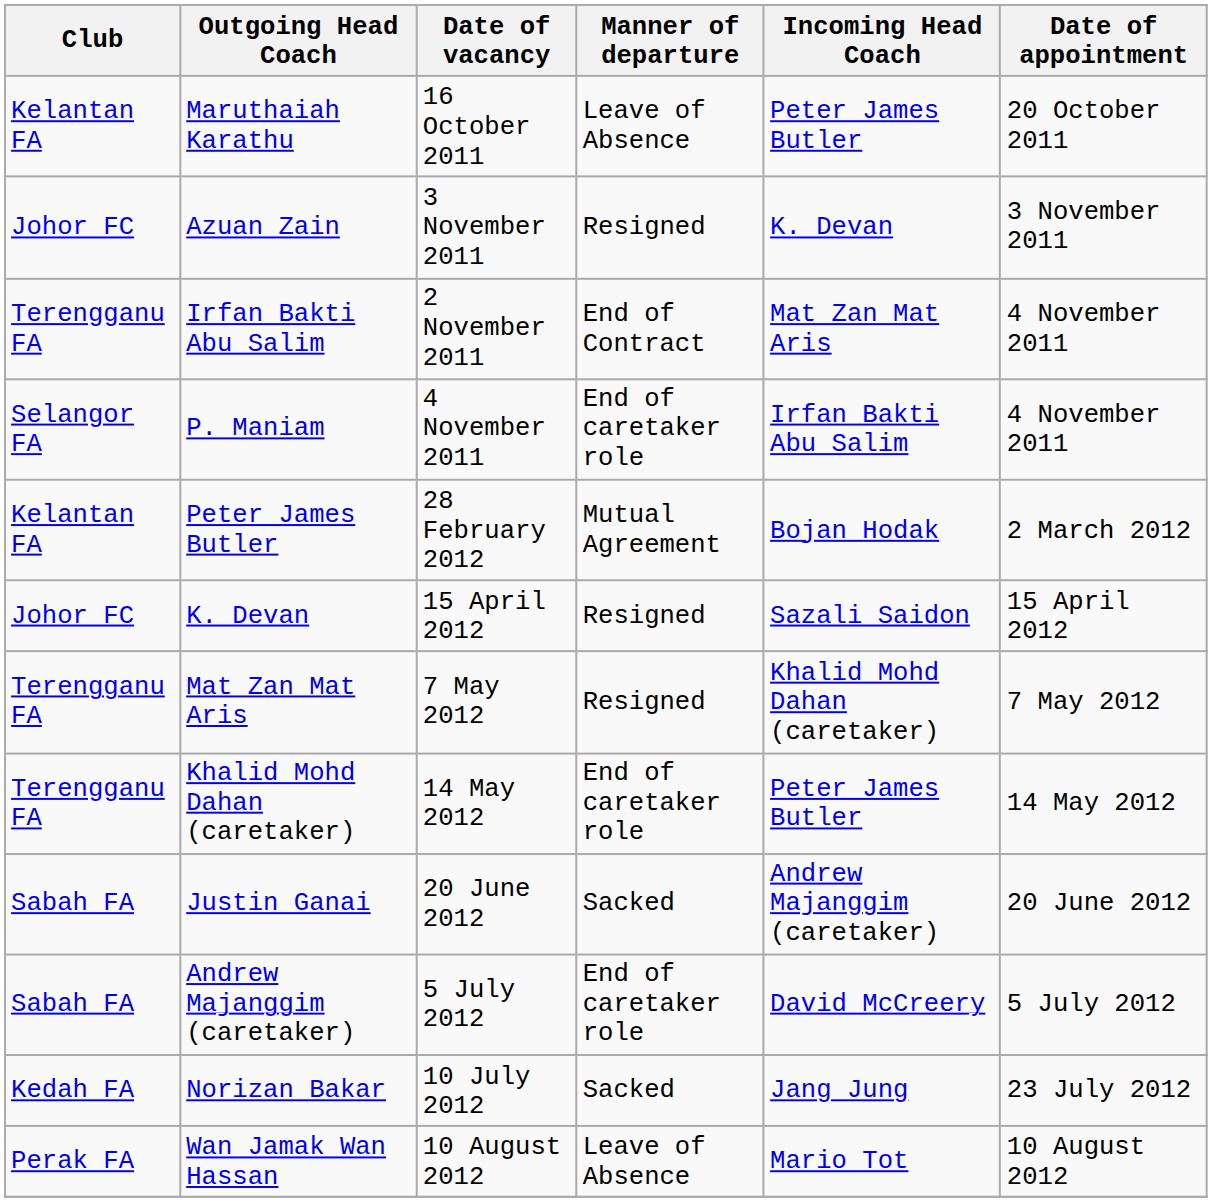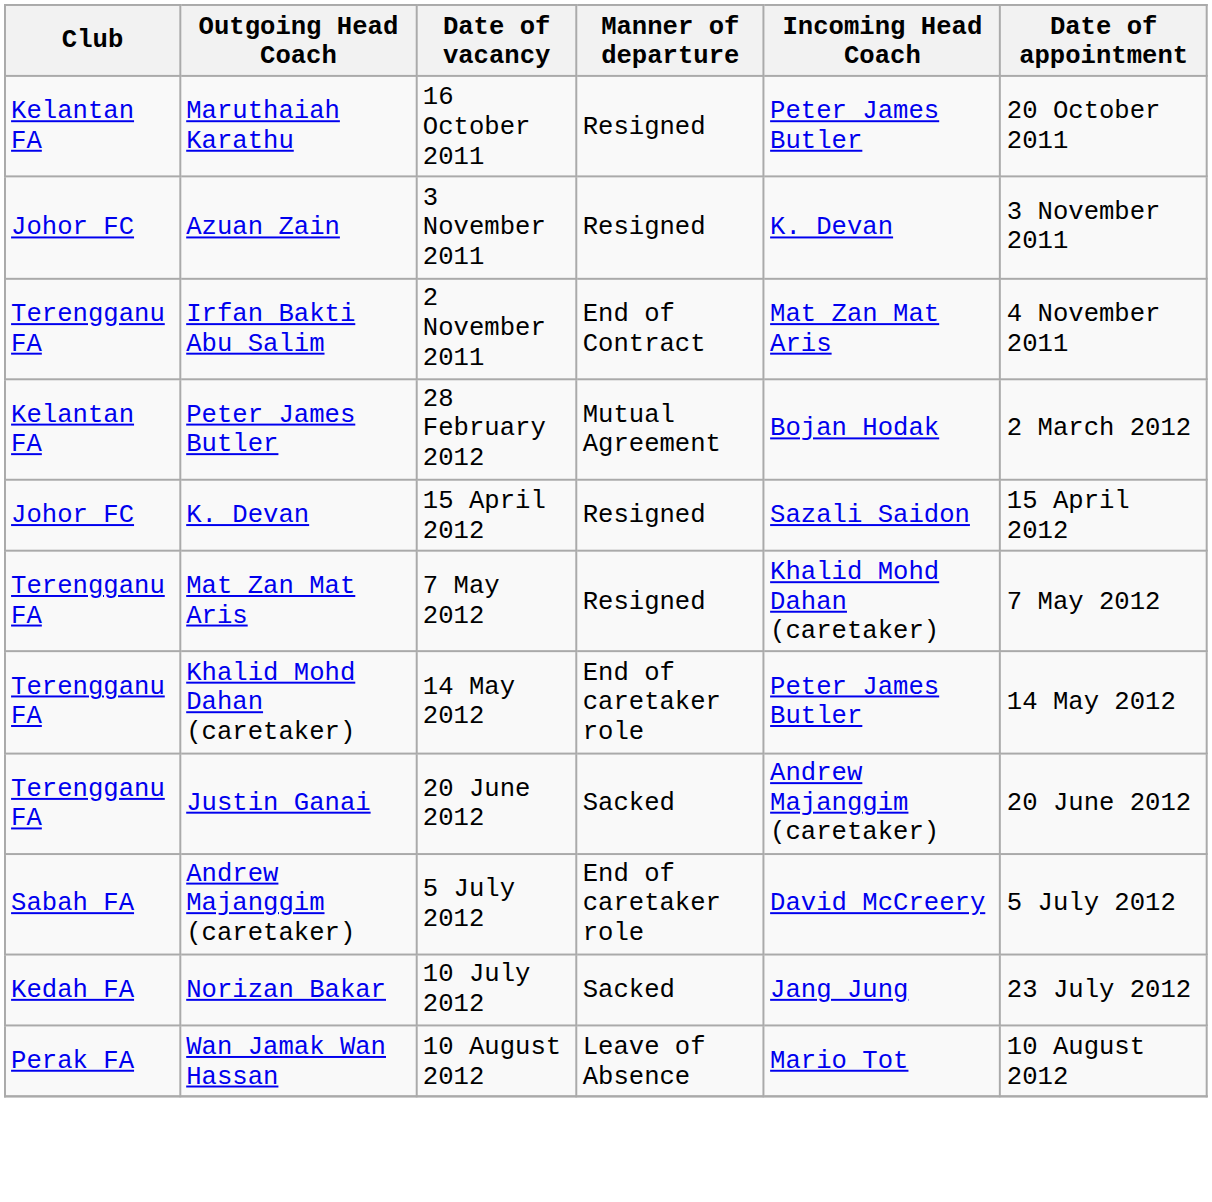(644, 127) Leave of Absence -> (644, 127) Resigned
- row: (255, 429)
(73, 904) Sabah FA -> (88, 803) Terengganu FA
